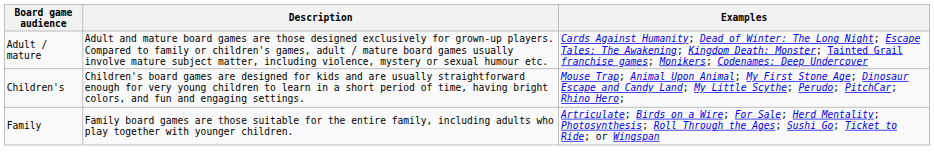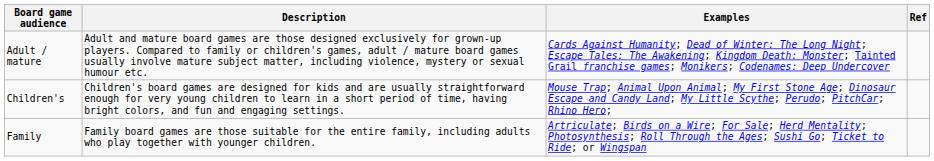+ column: (918, 18)
